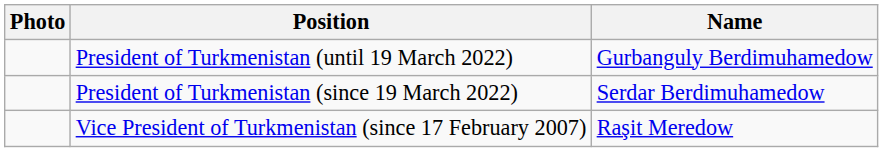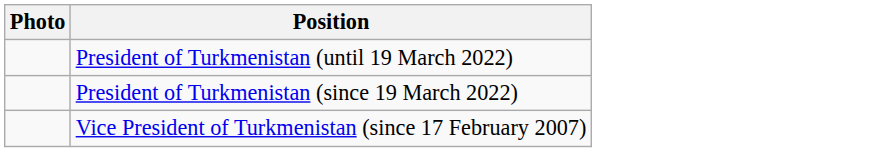- column: (735, 22)
